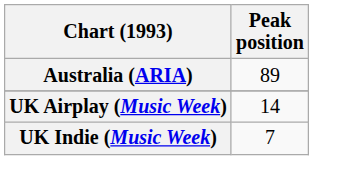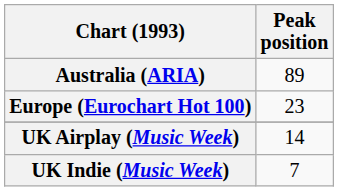+ row: (130, 106)
